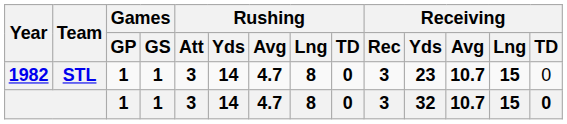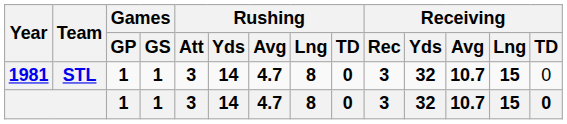(29, 75) 1982 -> (29, 75) 1981
(425, 75) 23 -> (425, 75) 32
